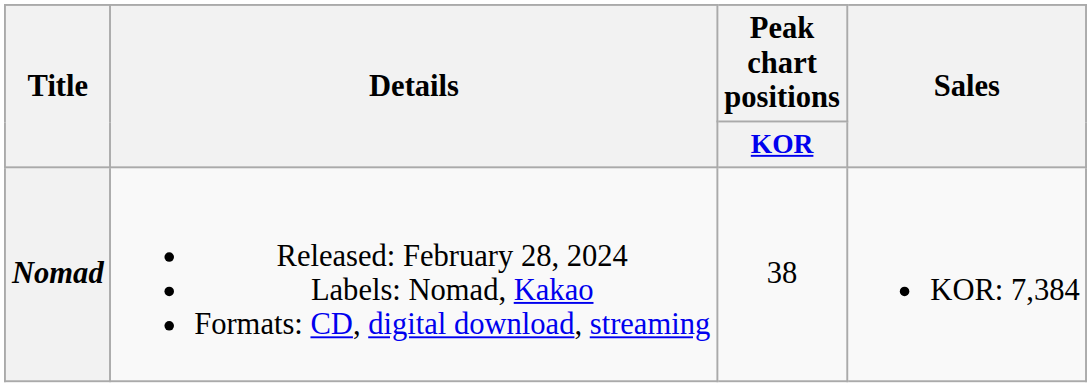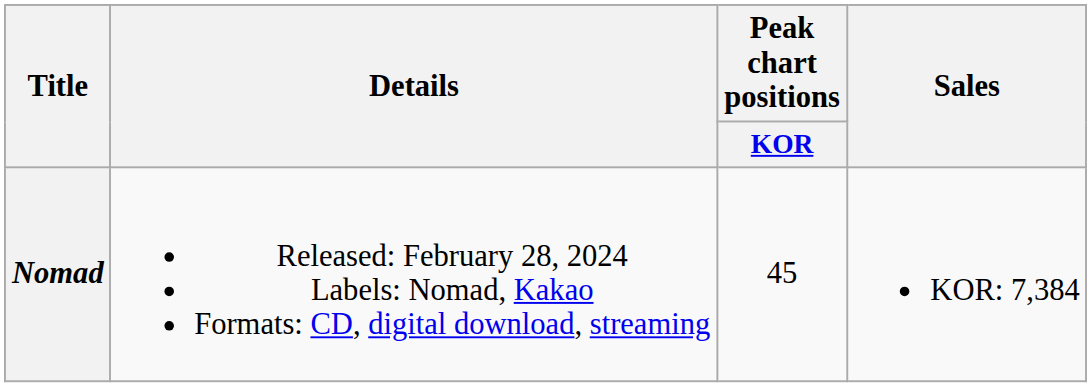(782, 273) 38 -> (782, 273) 45
